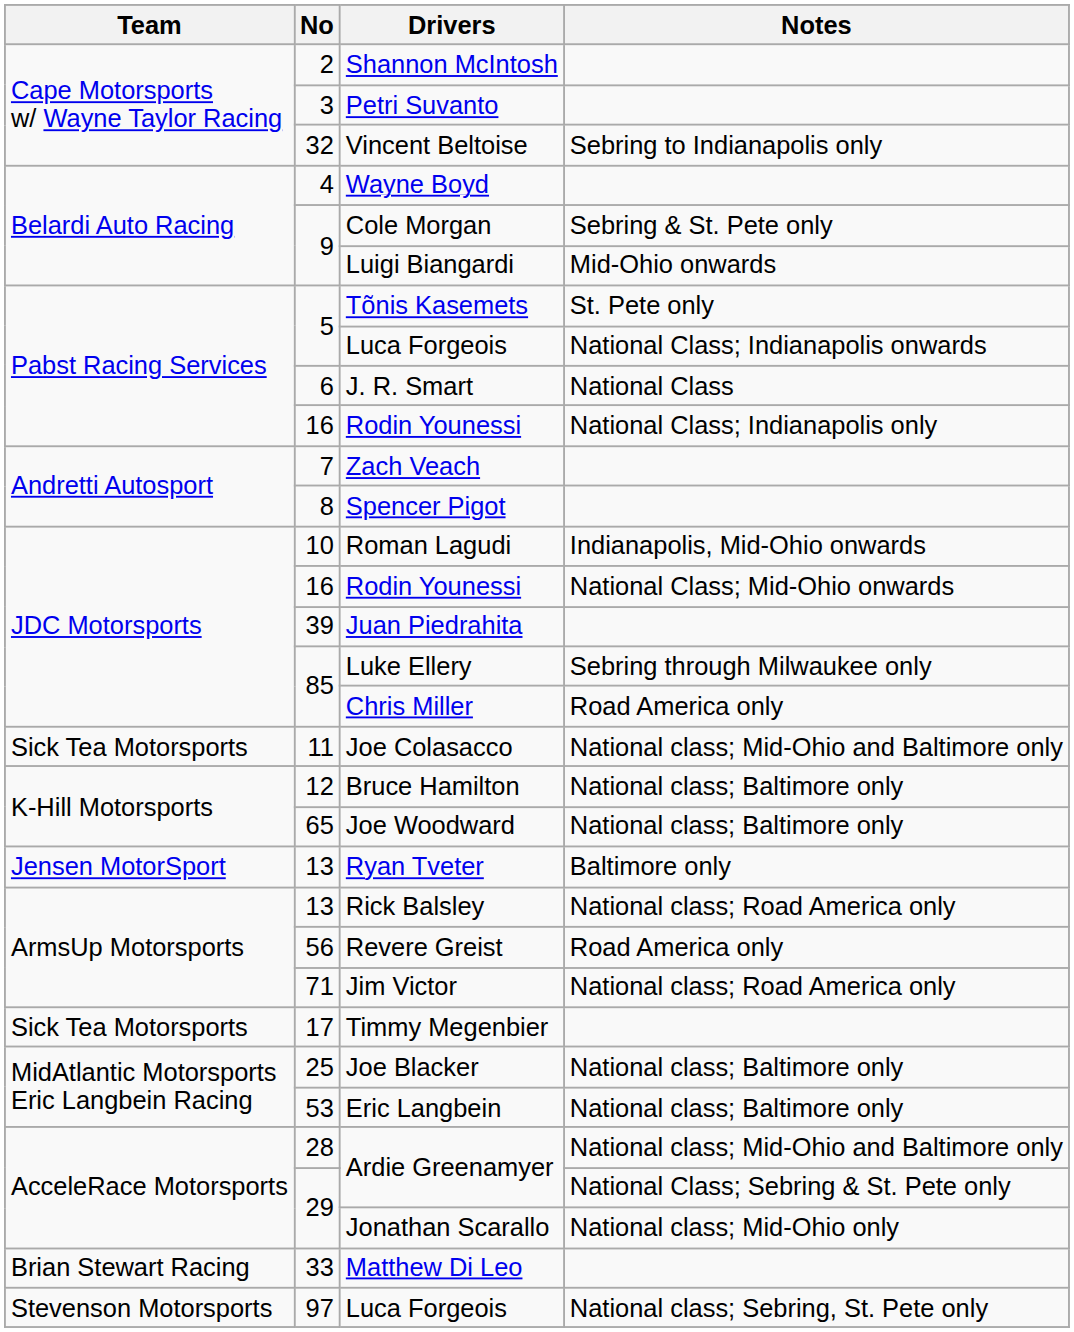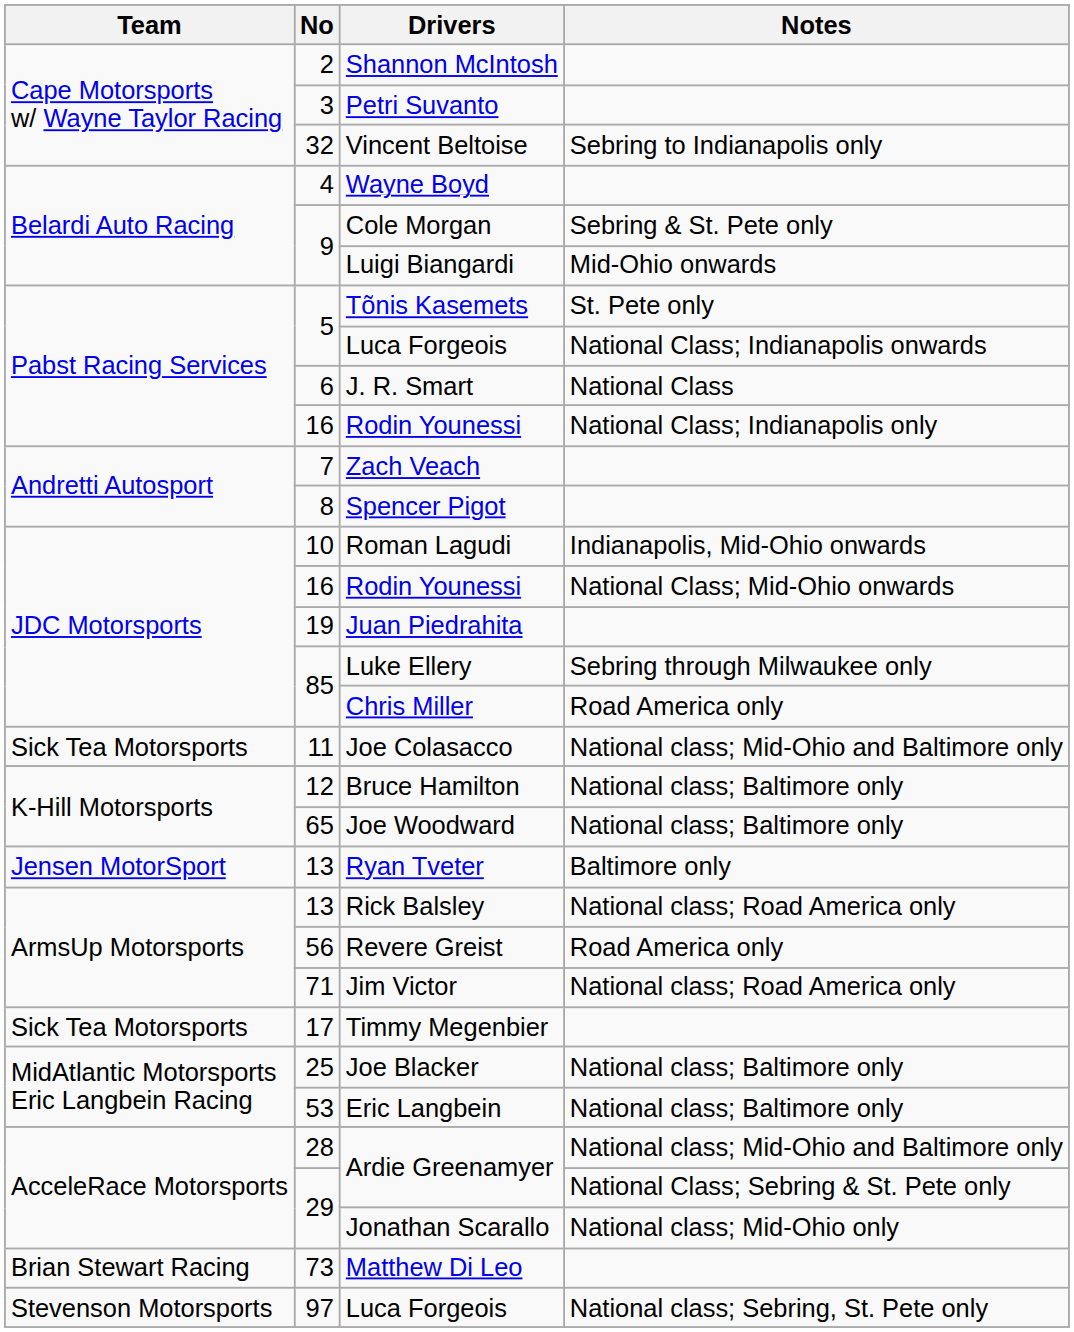(320, 626) 39 -> (320, 626) 19
(320, 1267) 33 -> (320, 1267) 73
